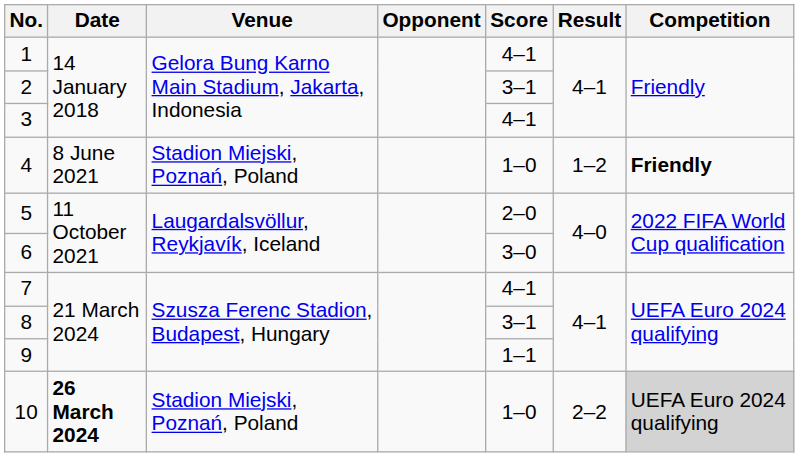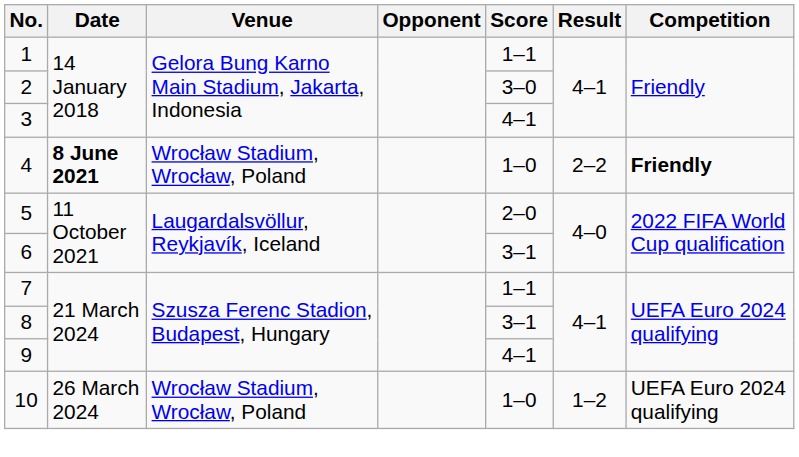(519, 53) 4–1 -> (519, 53) 1–1
(519, 86) 3–1 -> (519, 86) 3–0
(84, 164) normal -> (85, 164) bold
(225, 164) Stadion Miejski, Poznań, Poland -> (235, 164) Wrocław Stadium, Wrocław, Poland
(589, 164) 1–2 -> (589, 164) 2–2
(519, 252) 3–0 -> (519, 252) 3–1
(519, 289) 4–1 -> (519, 289) 1–1
(519, 355) 1–1 -> (519, 355) 4–1
(83, 411) bold -> (96, 399) normal
(225, 411) Stadion Miejski, Poznań, Poland -> (235, 399) Wrocław Stadium, Wrocław, Poland
(589, 411) 2–2 -> (589, 399) 1–2
(708, 411) lightgrey background -> (708, 399) no background
